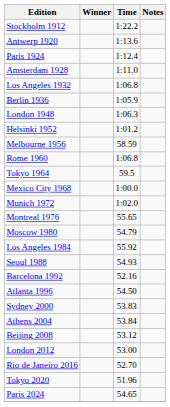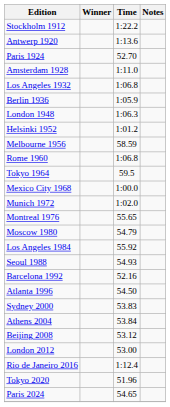(127, 56) 1:12.4 -> (127, 56) 52.70
(127, 365) 52.70 -> (127, 365) 1:12.4
